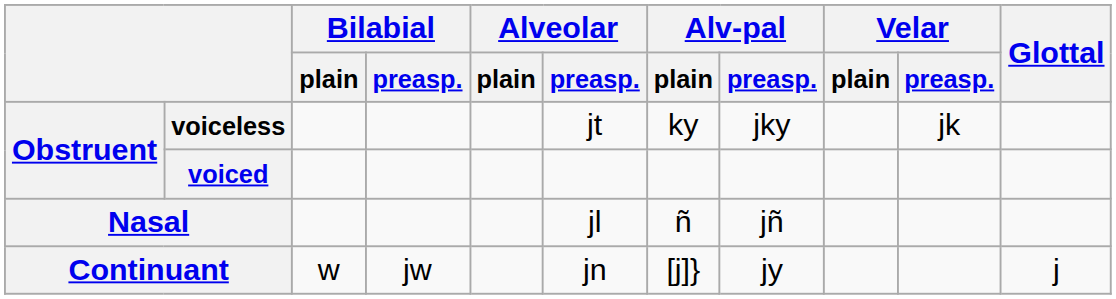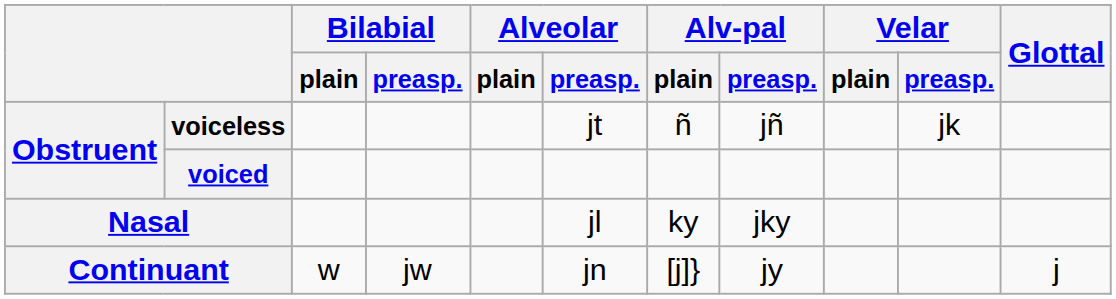(683, 125) ky -> (683, 125) ñ
(772, 125) jky -> (772, 125) jñ
(683, 221) ñ -> (683, 221) ky
(772, 221) jñ -> (772, 221) jky
